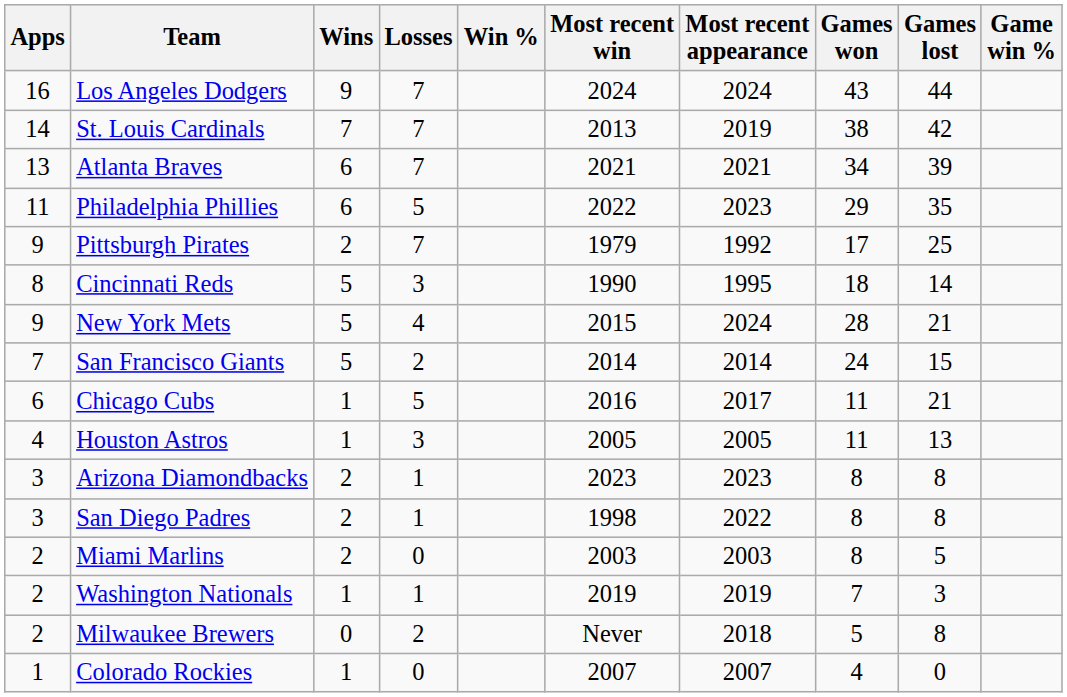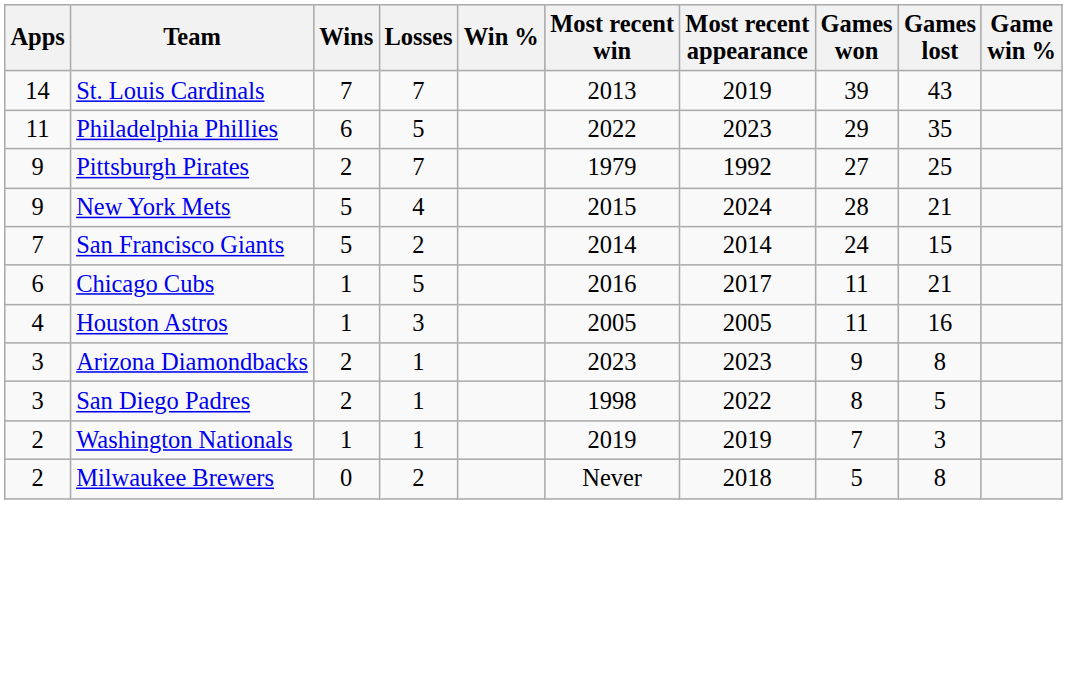- row: (182, 90)
(857, 129) 38 -> (857, 90) 39
(940, 129) 42 -> (940, 90) 43
- row: (149, 167)
(857, 245) 17 -> (857, 167) 27
- row: (155, 284)
(940, 439) 13 -> (940, 323) 16
(857, 478) 8 -> (857, 362) 9
(940, 517) 8 -> (940, 400) 5
- row: (150, 556)
- row: (164, 672)
